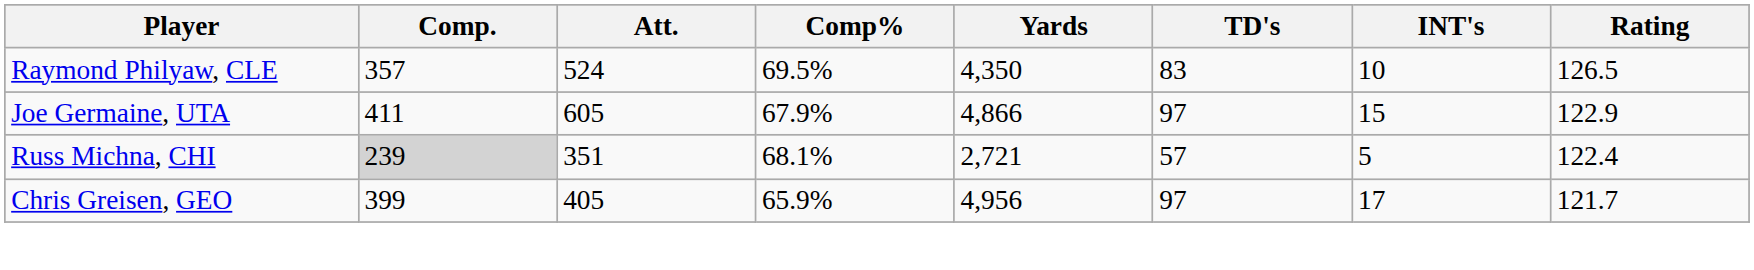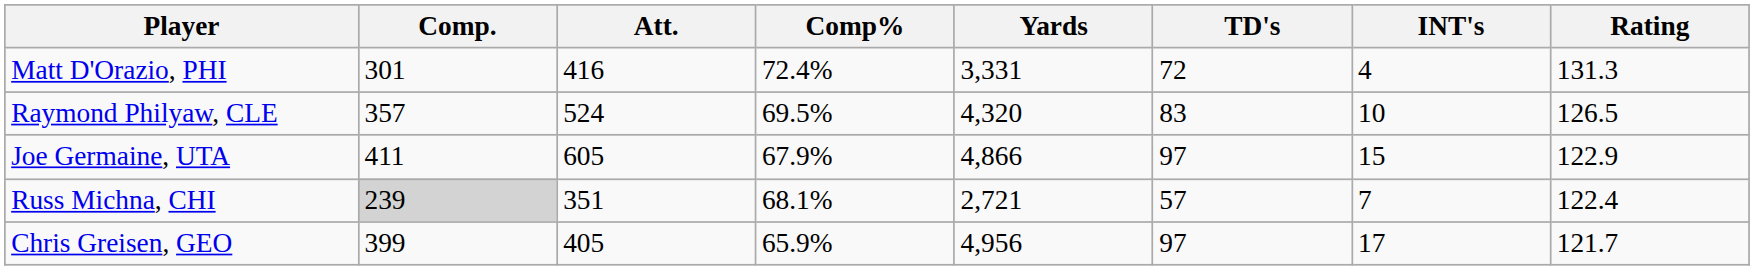+ row: (119, 69)
(991, 69) 4,350 -> (991, 112) 4,320
(1365, 156) 5 -> (1365, 199) 7
